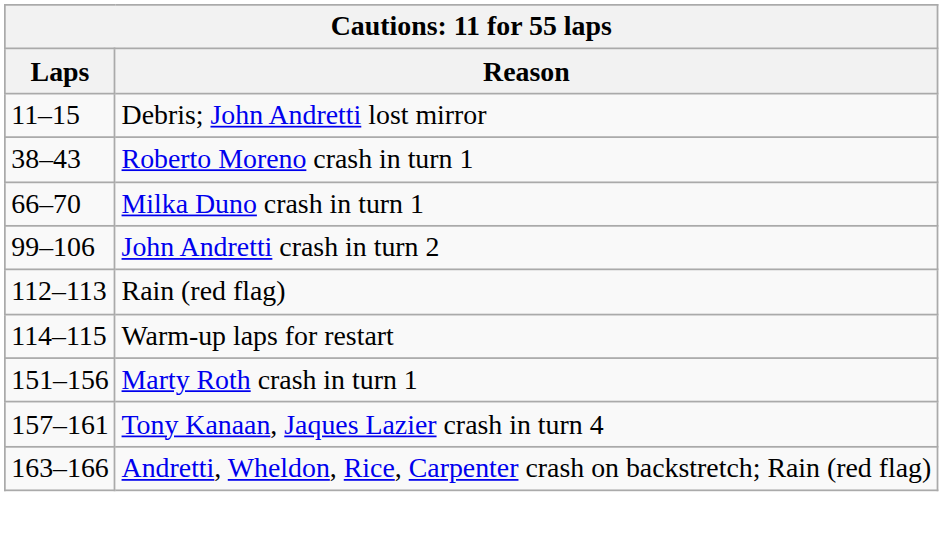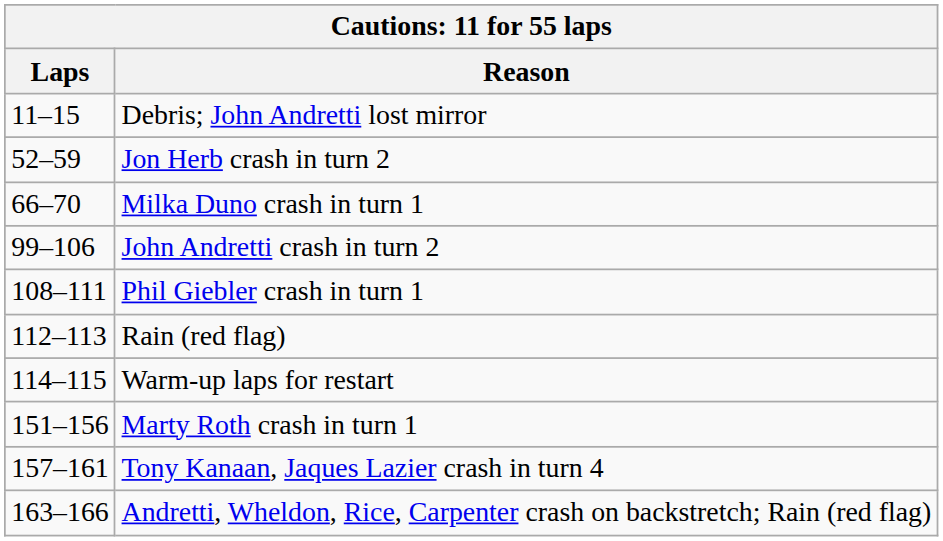- row: (297, 159)
+ row: (256, 159)
+ row: (273, 291)
